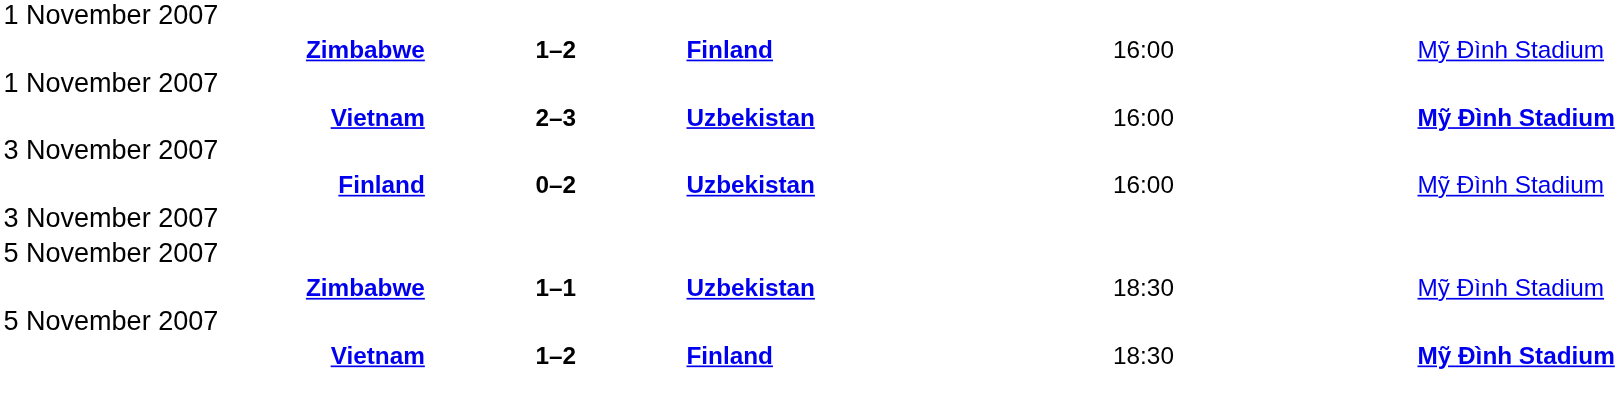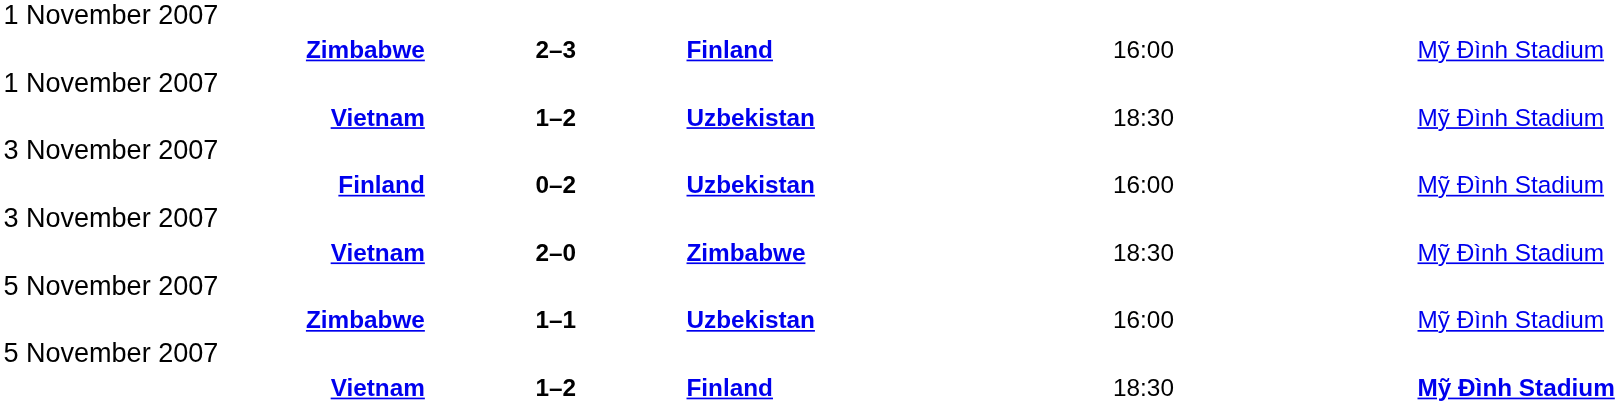(556, 49) 1–2 -> (556, 49) 2–3
(556, 117) 2–3 -> (556, 117) 1–2
(1143, 117) 16:00 -> (1143, 117) 18:30
(1516, 117) bold -> (1511, 117) normal
+ row: (378, 252)
(1143, 288) 18:30 -> (1143, 320) 16:00
